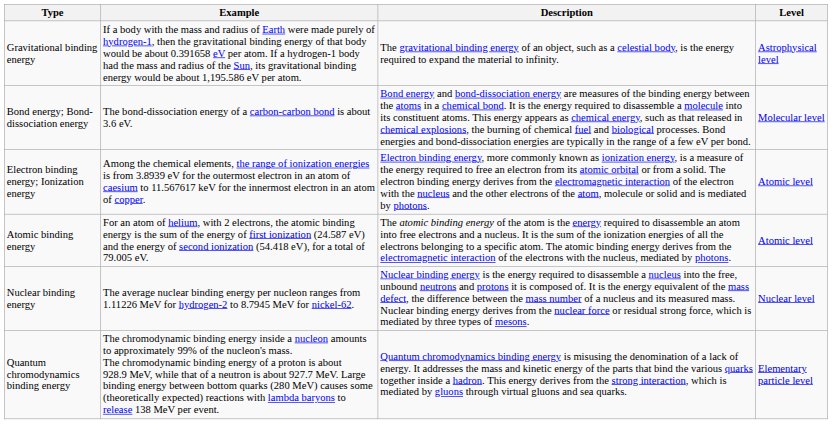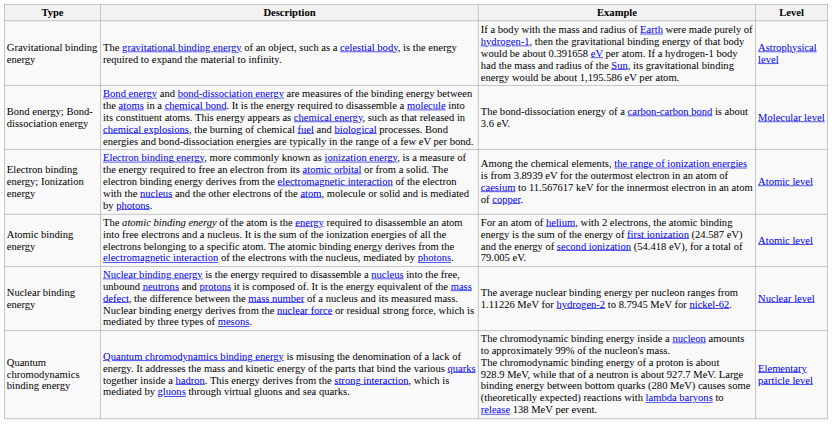columns swapped: (567, 12) <-> (239, 12)
